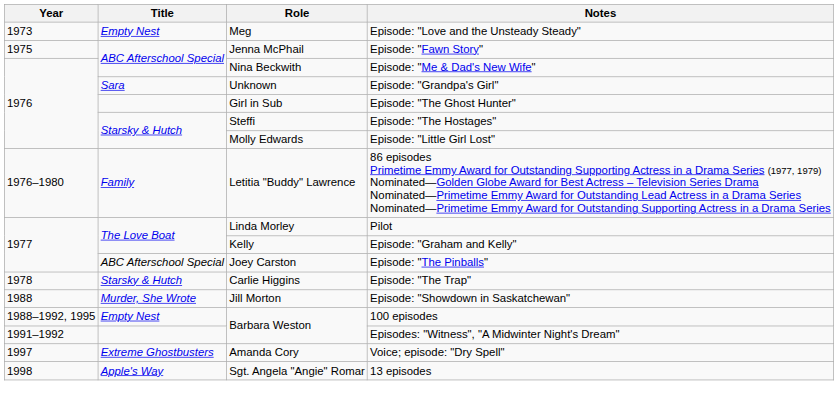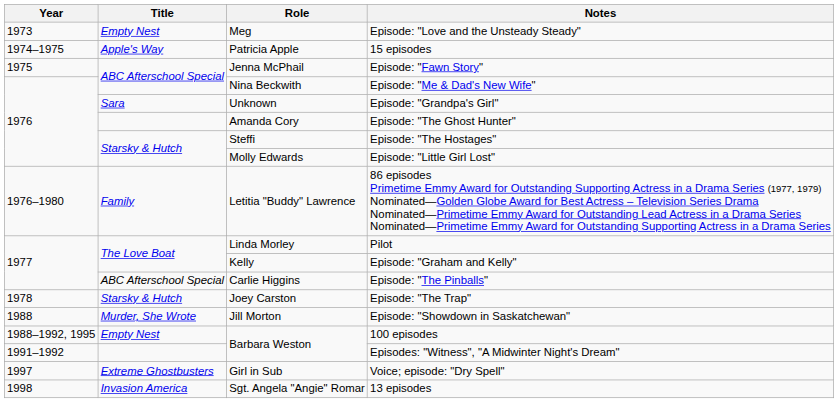+ row: (401, 49)
(256, 103) Girl in Sub -> (264, 121) Amanda Cory
(263, 262) Joey Carston -> (265, 280) Carlie Higgins
(265, 280) Carlie Higgins -> (263, 298) Joey Carston
(264, 352) Amanda Cory -> (256, 370) Girl in Sub
(132, 370) Apple's Way -> (144, 388) Invasion America
